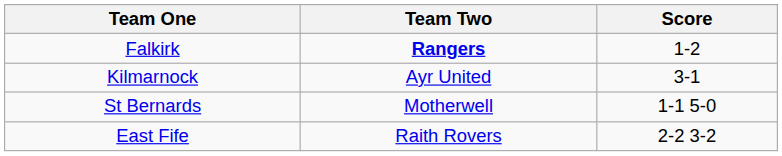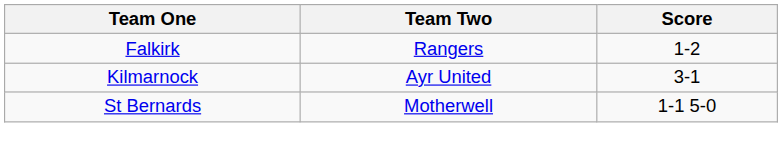(449, 48) bold -> (449, 48) normal
- row: (153, 135)
